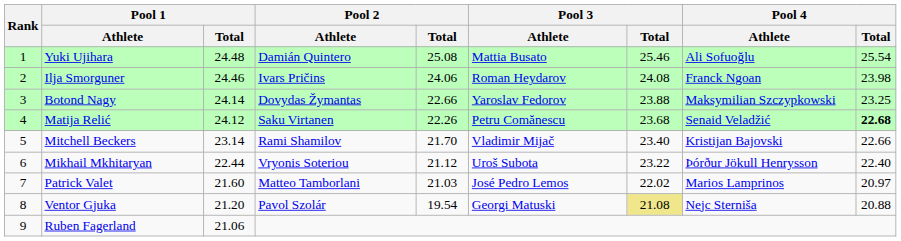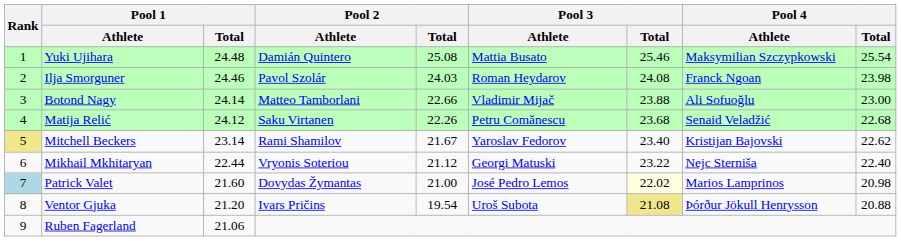(720, 57) Ali Sofuoğlu -> (761, 57) Maksymilian Szczypkowski
(292, 78) Ivars Pričins -> (292, 78) Pavol Szolár
(442, 78) 24.06 -> (442, 78) 24.03
(310, 99) Dovydas Žymantas -> (309, 99) Matteo Tamborlani
(519, 99) Yaroslav Fedorov -> (513, 99) Vladimir Mijač
(761, 99) Maksymilian Szczypkowski -> (720, 99) Ali Sofuoğlu
(876, 99) 23.25 -> (876, 99) 23.00
(876, 120) bold -> (876, 120) normal
(23, 141) no background -> (23, 141) khaki background
(442, 141) 21.70 -> (442, 141) 21.67
(513, 141) Vladimir Mijač -> (519, 141) Yaroslav Fedorov
(876, 141) 22.66 -> (876, 141) 22.62
(505, 162) Uroš Subota -> (514, 162) Georgi Matuski
(751, 162) Þórður Jökull Henrysson -> (721, 162) Nejc Sterniša
(23, 183) no background -> (23, 183) lightblue background
(309, 183) Matteo Tamborlani -> (310, 183) Dovydas Žymantas
(442, 183) 21.03 -> (442, 183) 21.00
(655, 183) no background -> (655, 183) lightyellow background
(876, 183) 20.97 -> (876, 183) 20.98
(292, 204) Pavol Szolár -> (292, 204) Ivars Pričins
(514, 204) Georgi Matuski -> (505, 204) Uroš Subota
(721, 204) Nejc Sterniša -> (751, 204) Þórður Jökull Henrysson
